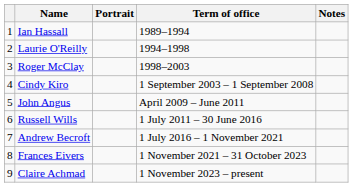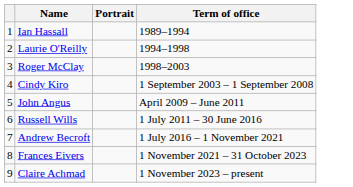- column: (332, 13)
